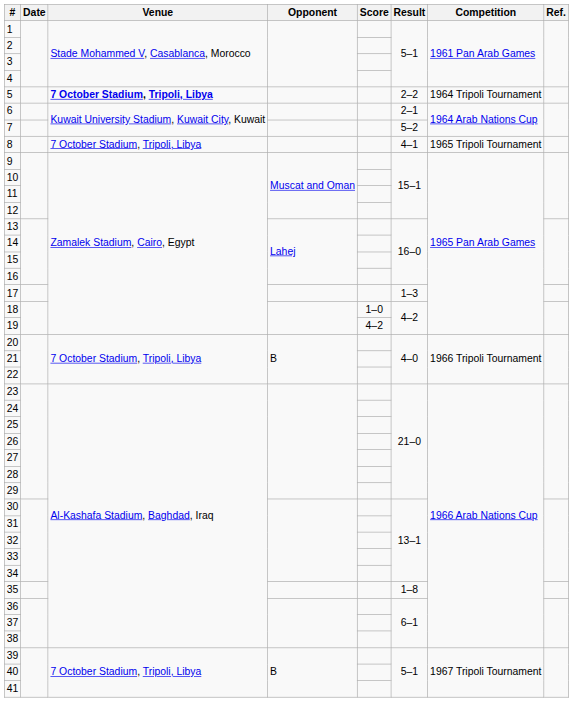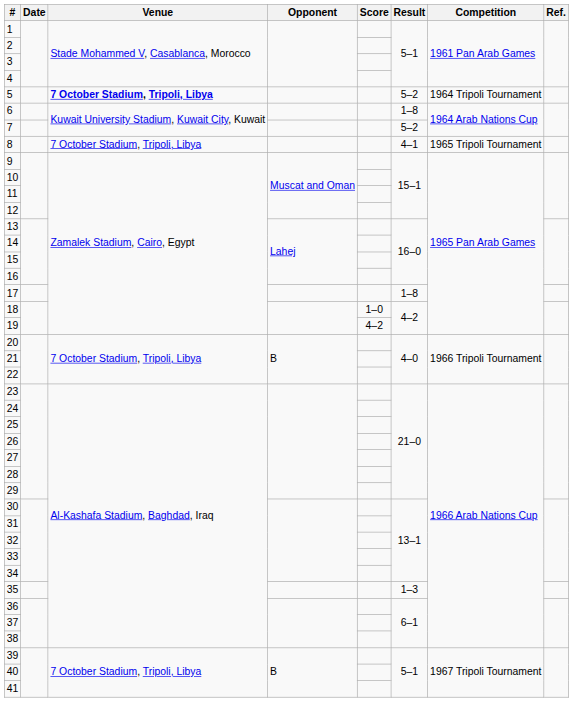(409, 95) 2–2 -> (409, 95) 5–2
(409, 111) 2–1 -> (409, 111) 1–8
(409, 293) 1–3 -> (409, 293) 1–8
(409, 590) 1–8 -> (409, 590) 1–3
